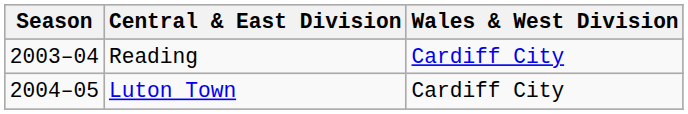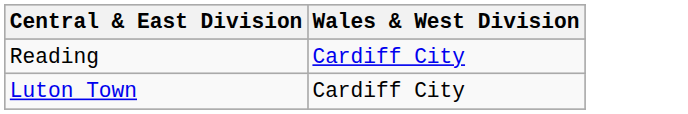- column: (54, 22)
